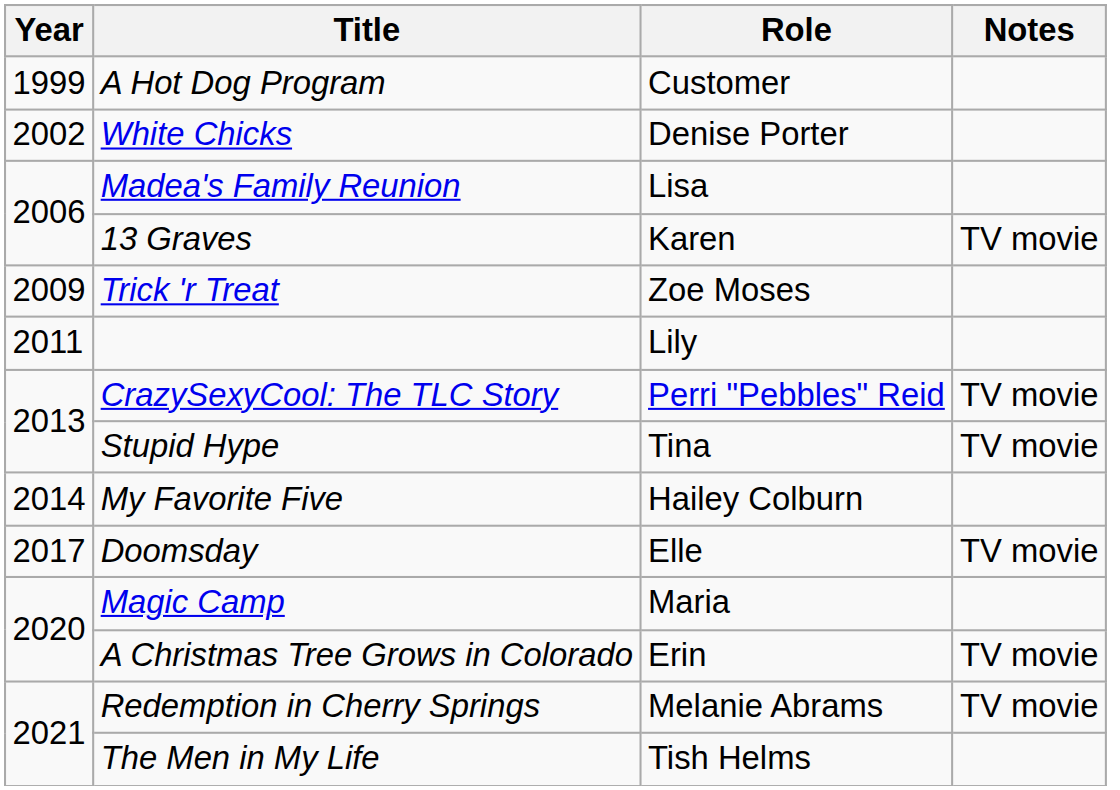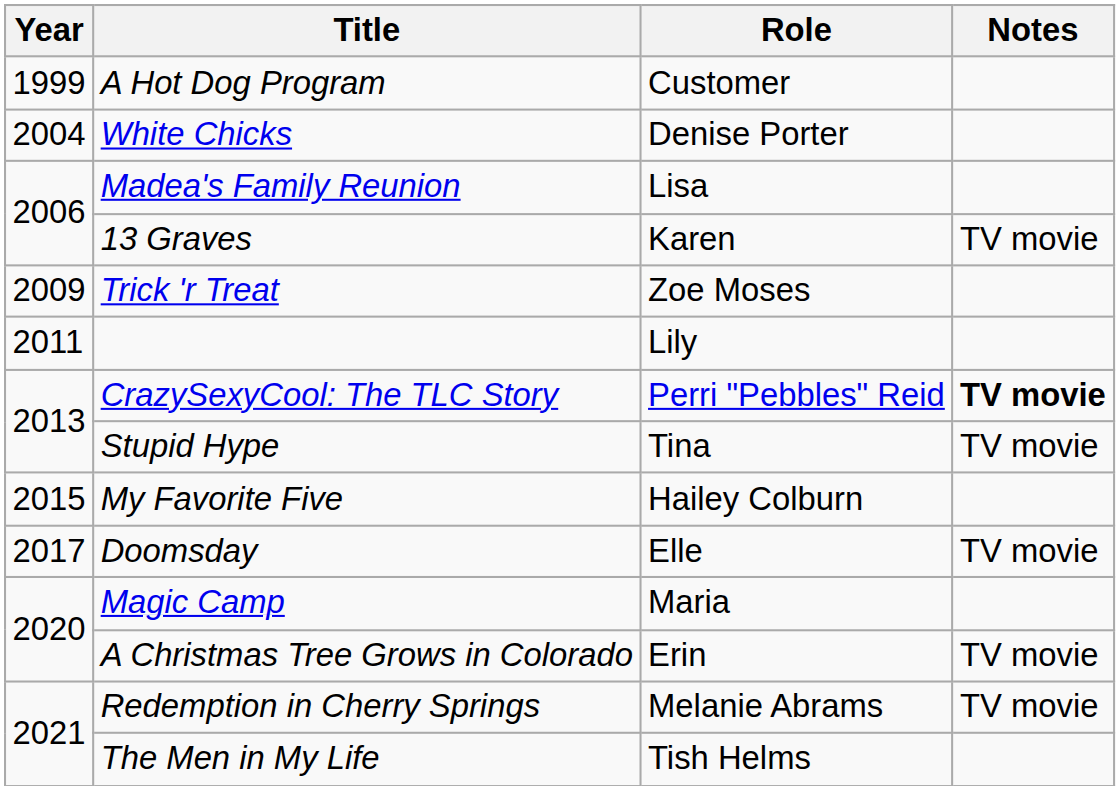(49, 134) 2002 -> (49, 134) 2004
(1029, 394) normal -> (1033, 394) bold
(49, 498) 2014 -> (49, 498) 2015
